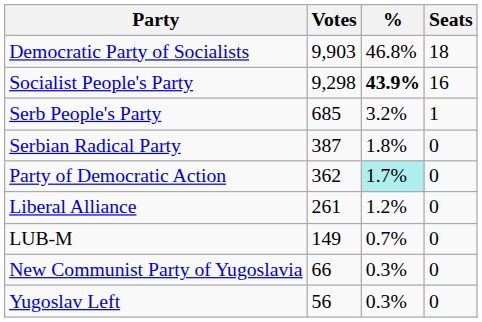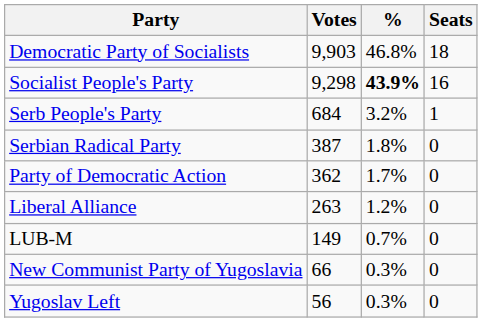(326, 113) 685 -> (326, 113) 684
(386, 176) paleturquoise background -> (386, 176) no background
(326, 207) 261 -> (326, 207) 263
